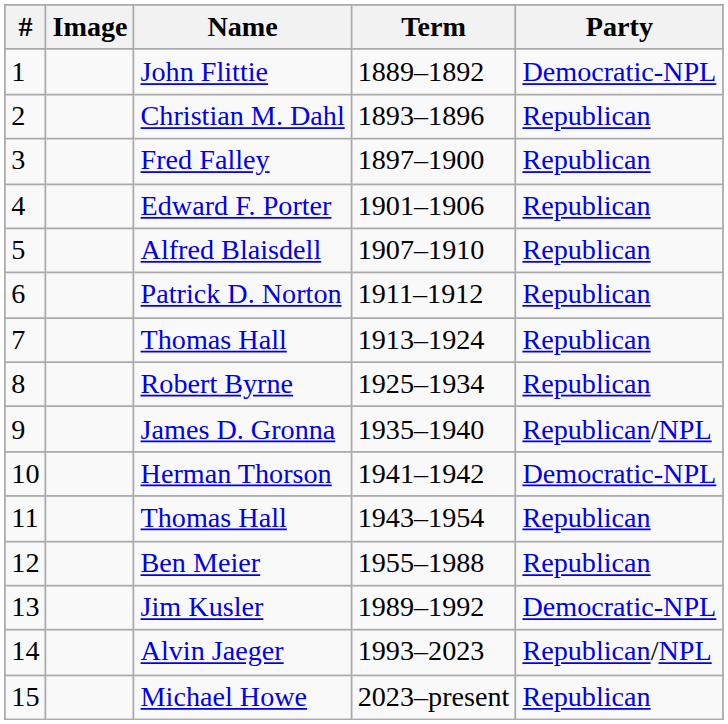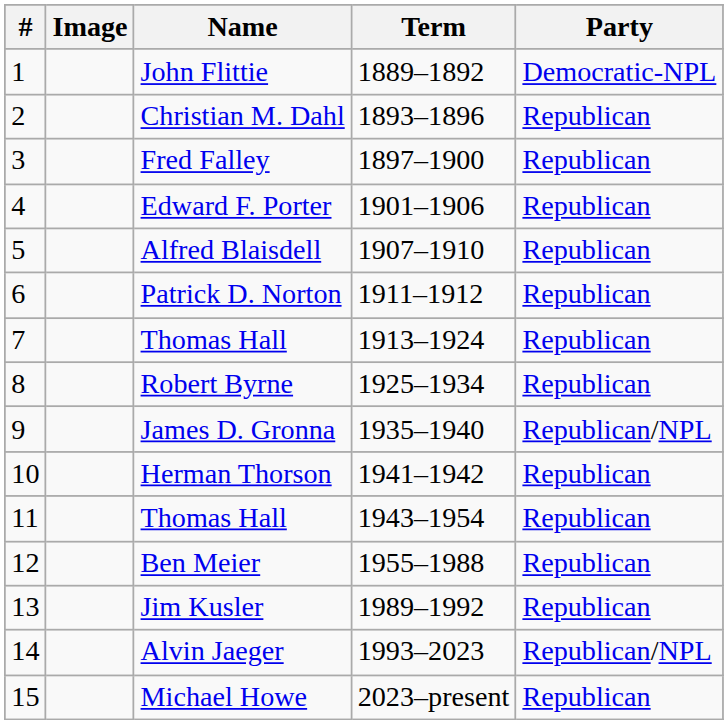(619, 473) Democratic-NPL -> (587, 473) Republican
(619, 607) Democratic-NPL -> (587, 607) Republican
